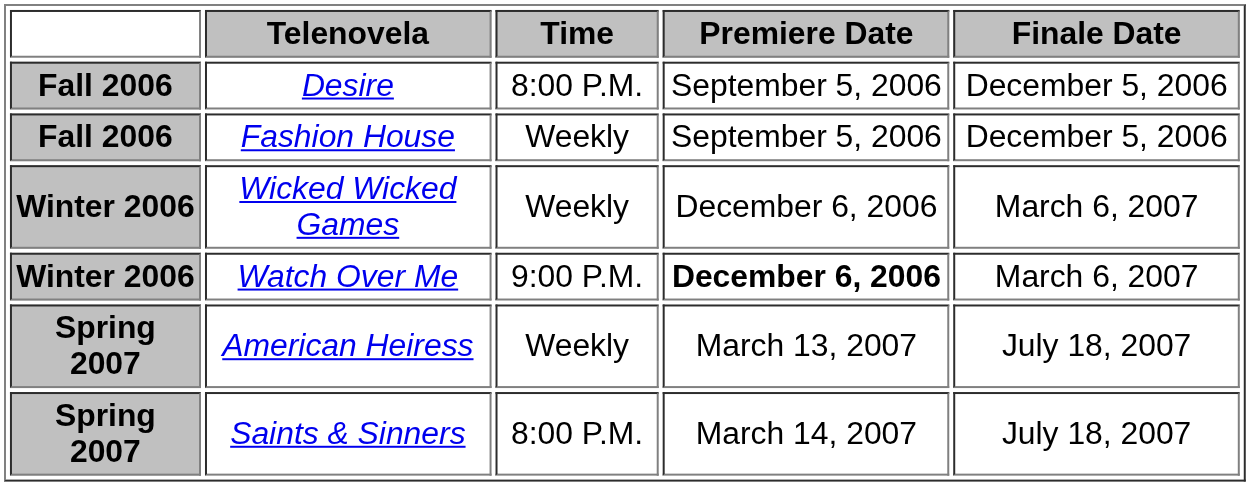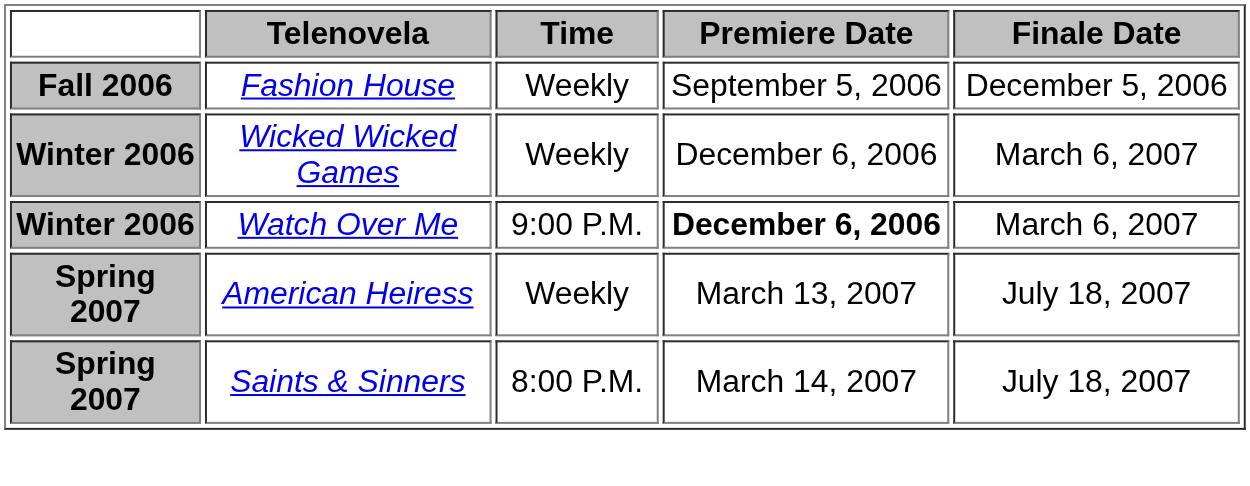- row: (348, 85)
